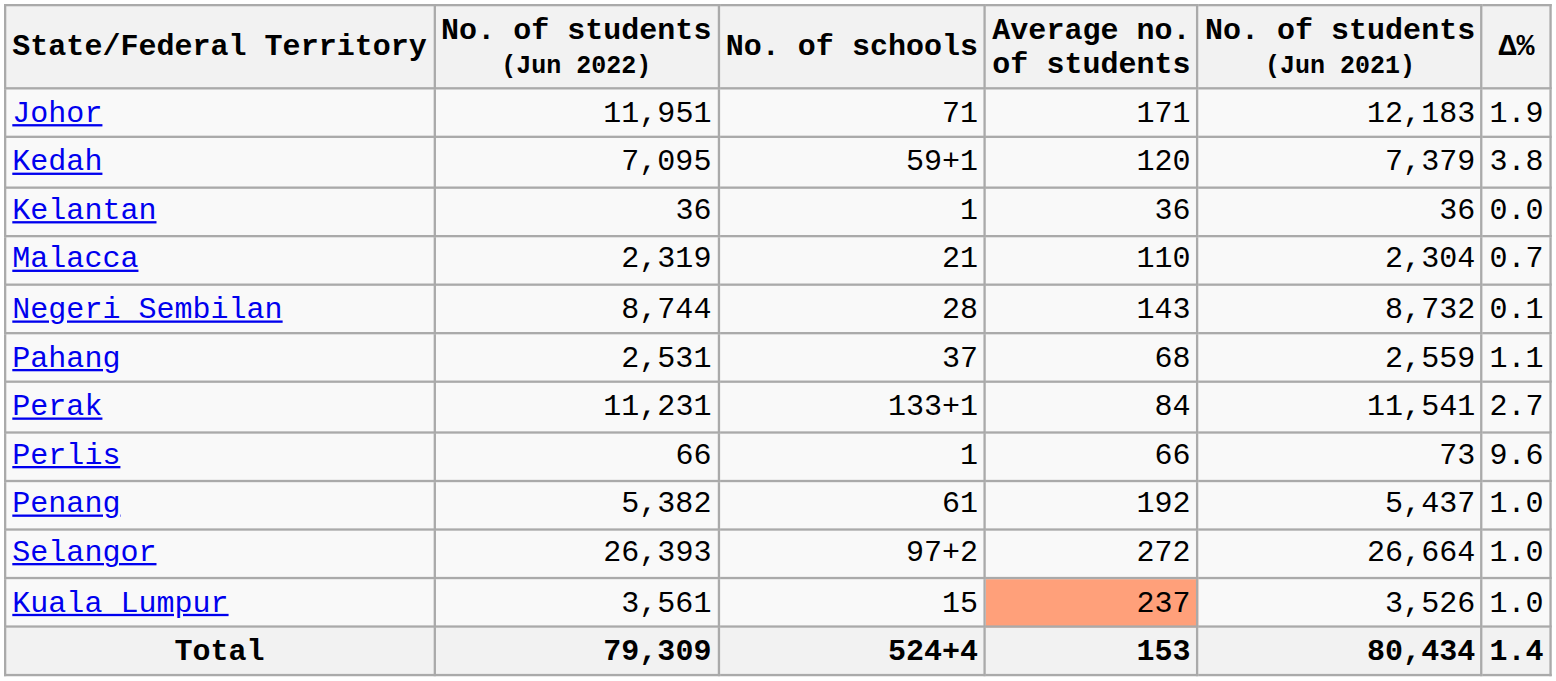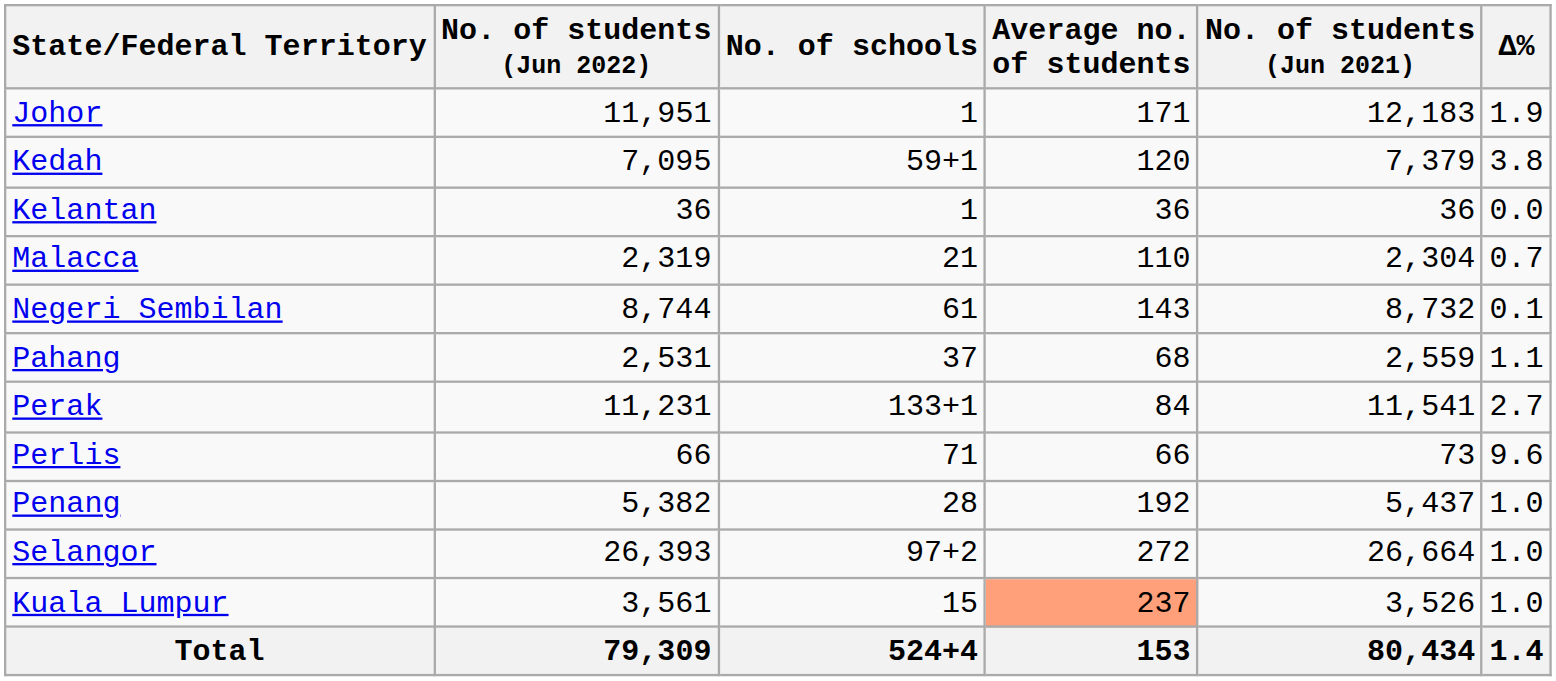(960, 113) 71 -> (969, 113) 1
(960, 309) 28 -> (960, 309) 61
(969, 456) 1 -> (960, 456) 71
(960, 505) 61 -> (960, 505) 28
